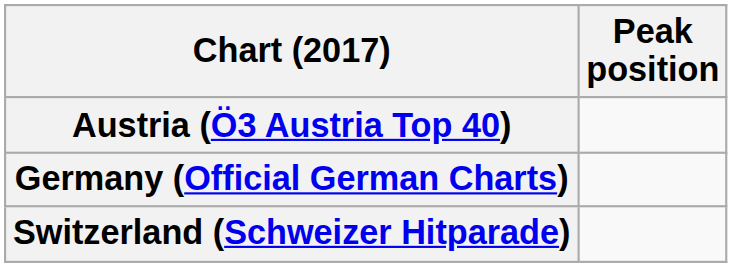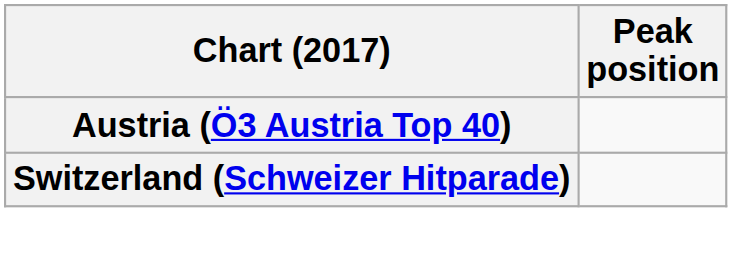- row: (292, 178)
